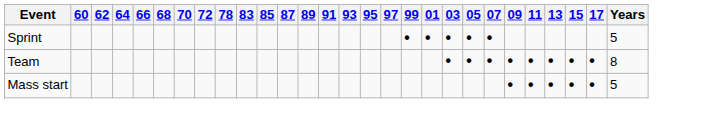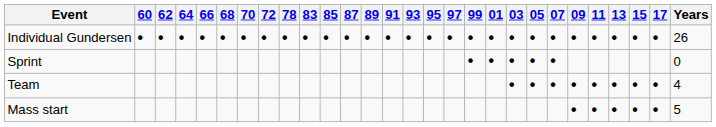+ row: (69, 37)
(614, 37) 5 -> (677, 61) 0
(614, 61) 8 -> (677, 85) 4
